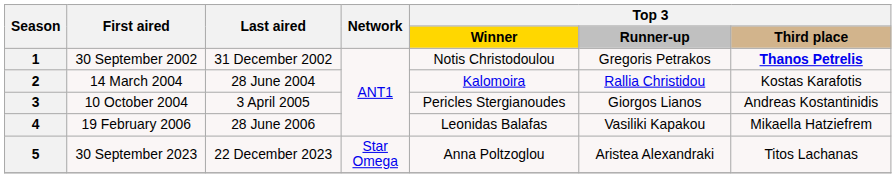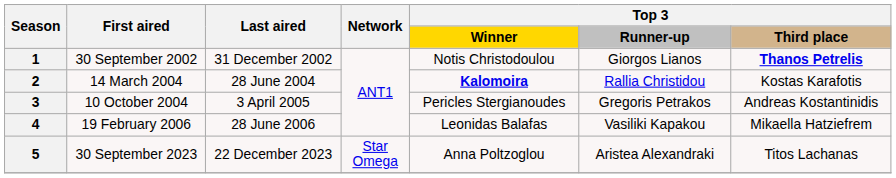(655, 59) Gregoris Petrakos -> (655, 59) Giorgos Lianos
(494, 81) normal -> (494, 81) bold
(655, 103) Giorgos Lianos -> (655, 103) Gregoris Petrakos
